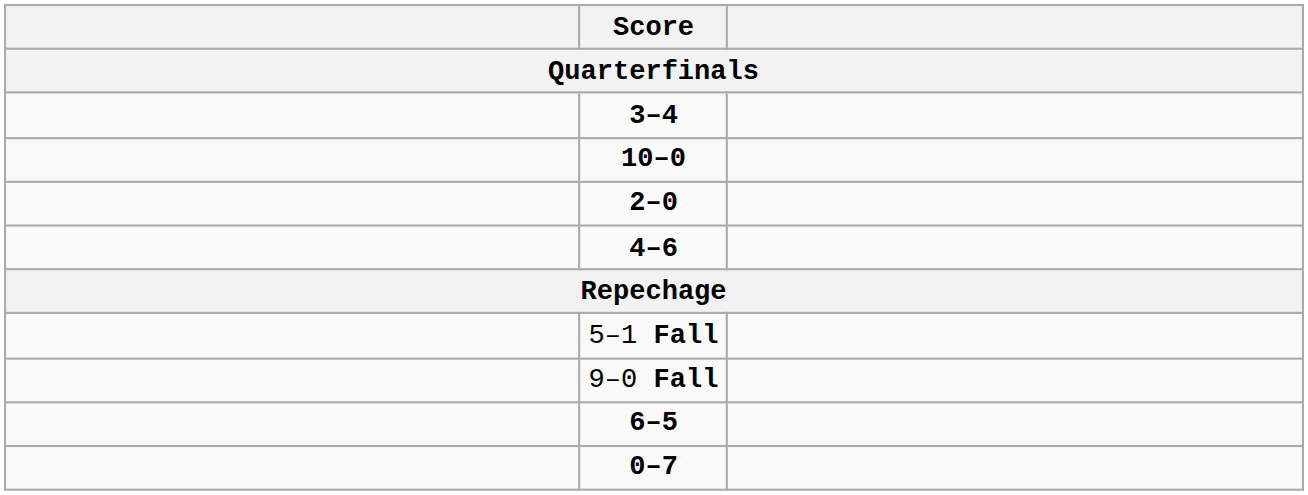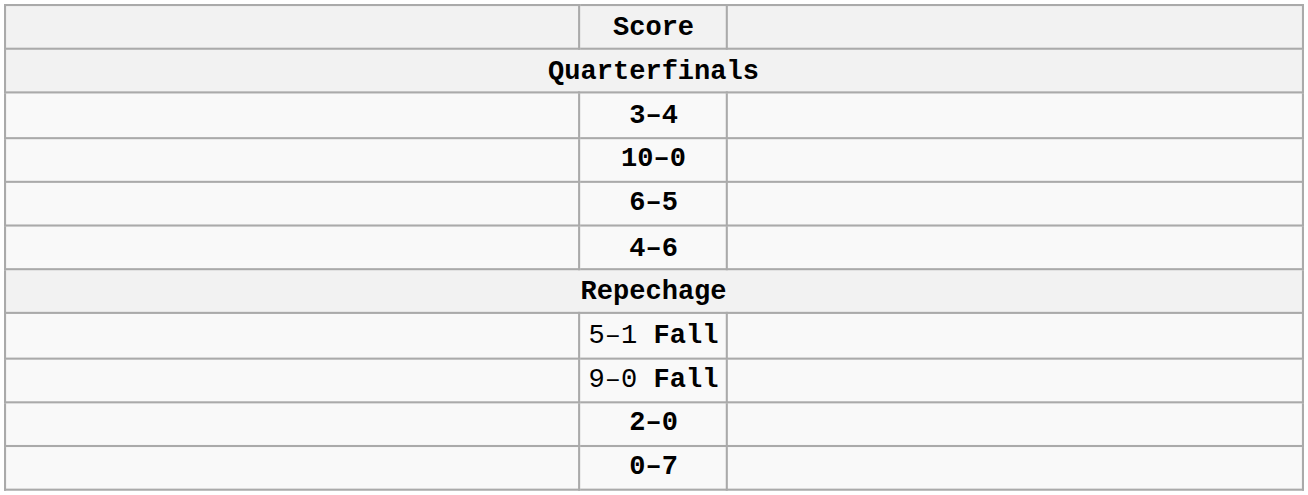rows swapped: (654, 424) <-> (654, 203)
